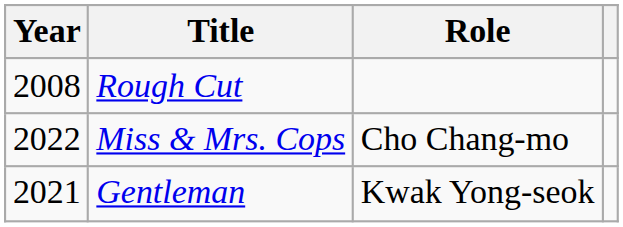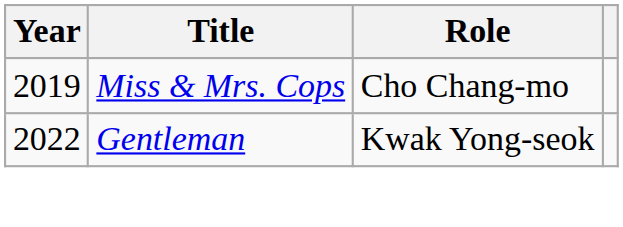- row: (169, 85)
(47, 138) 2022 -> (47, 85) 2019
(47, 192) 2021 -> (47, 138) 2022
